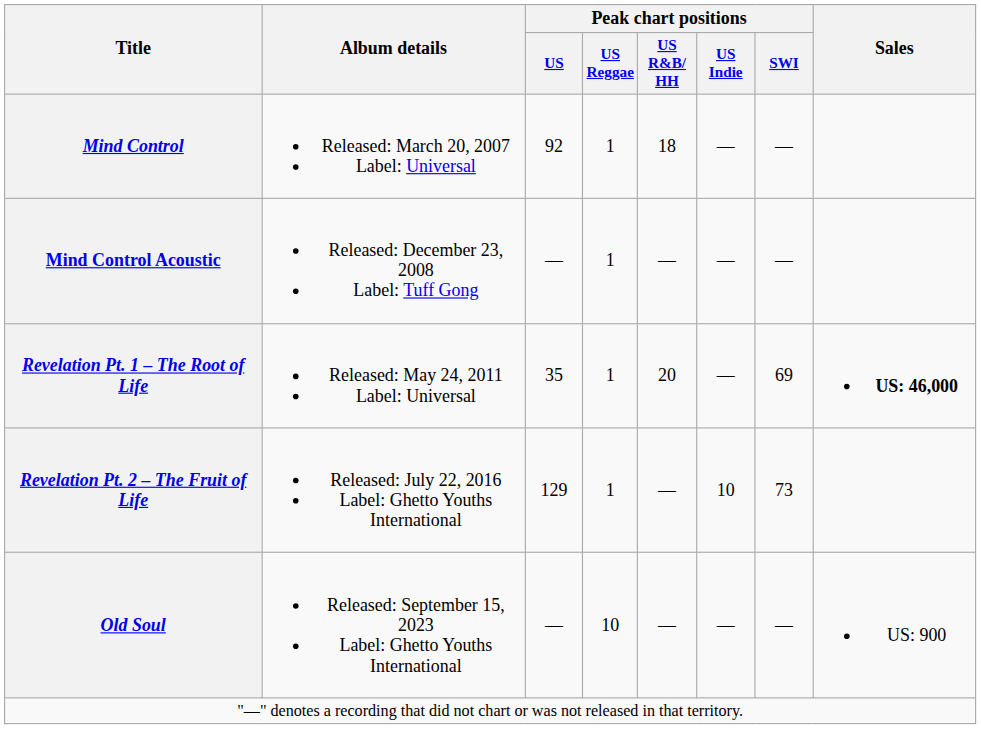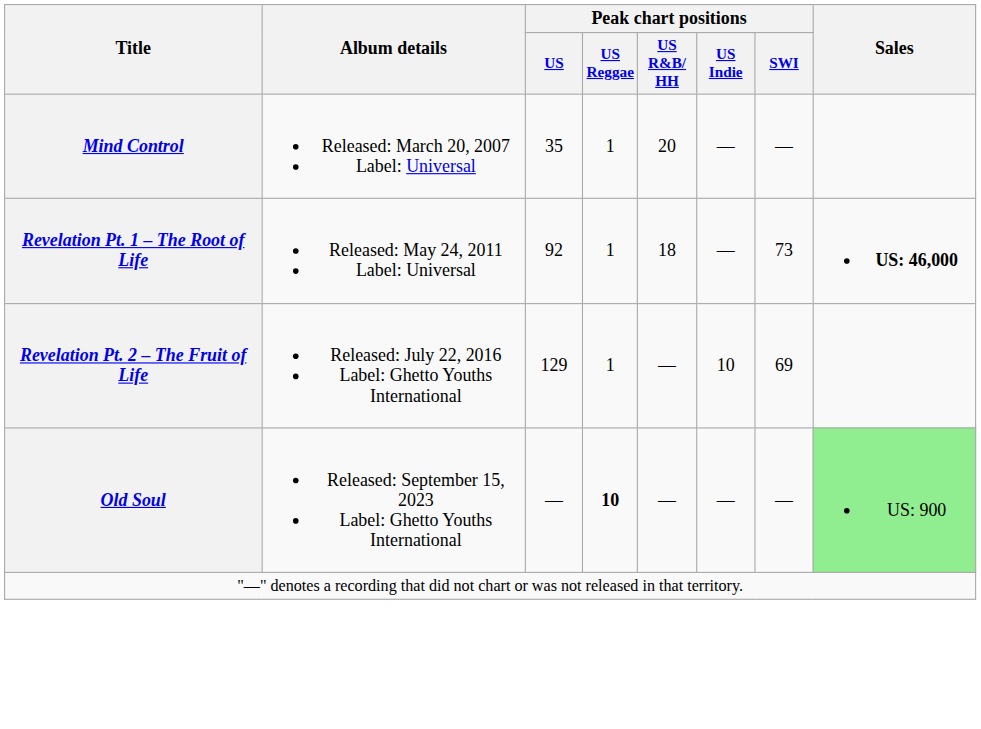(554, 146) 92 -> (554, 146) 35
(667, 146) 18 -> (667, 146) 20
- row: (133, 260)
(554, 375) 35 -> (554, 250) 92
(667, 375) 20 -> (667, 250) 18
(784, 375) 69 -> (784, 250) 73
(784, 490) 73 -> (784, 365) 69
(610, 624) normal -> (610, 500) bold
(894, 635) no background -> (894, 510) lightgreen background
